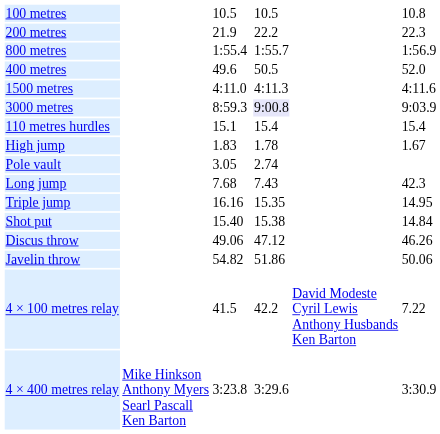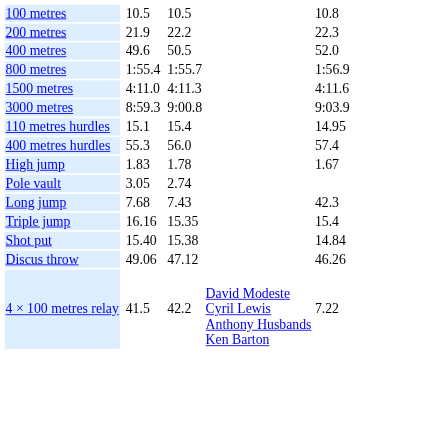rows swapped: (36, 70) <-> (36, 51)
(272, 107) lavender background -> (185, 107) no background
(414, 126) 15.4 -> (330, 126) 14.95
+ row: (58, 145)
(417, 202) 14.95 -> (327, 221) 15.4
- row: (43, 259)
- row: (62, 390)
